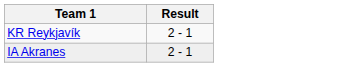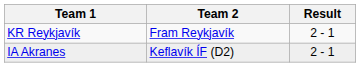+ column: (218, 14)
